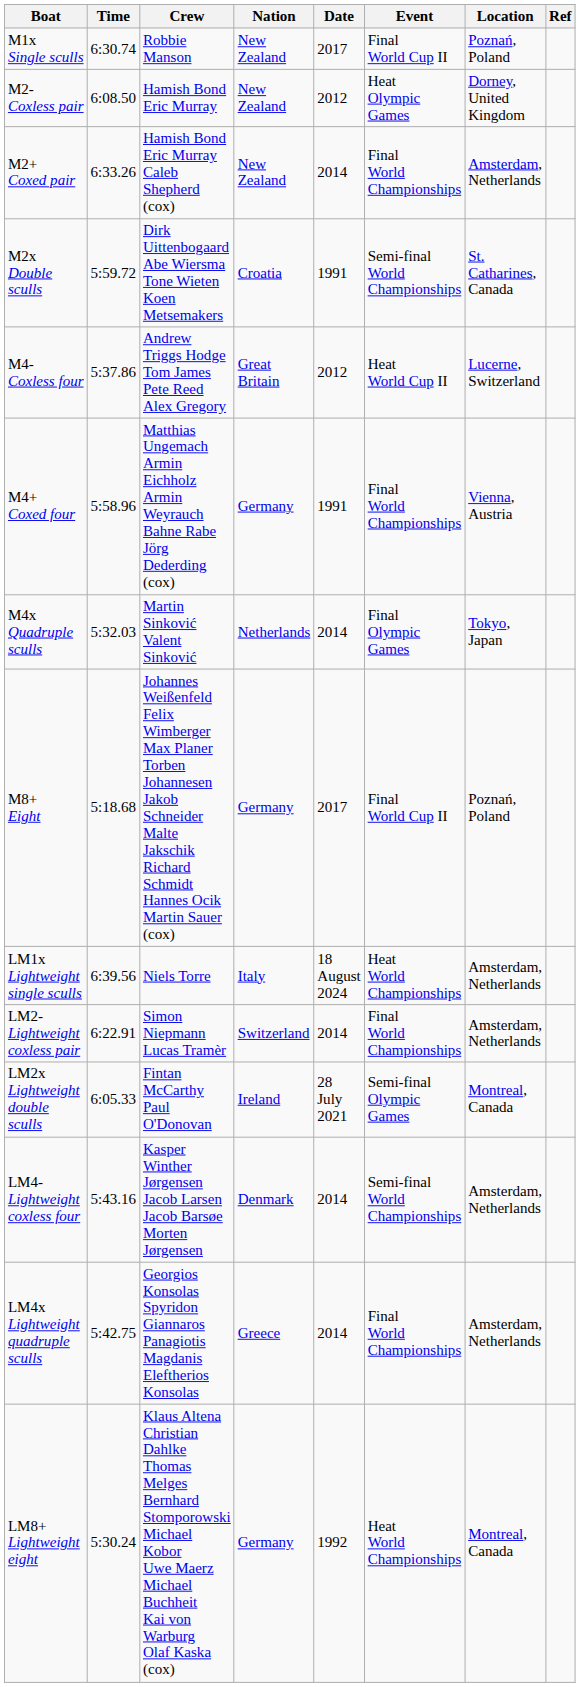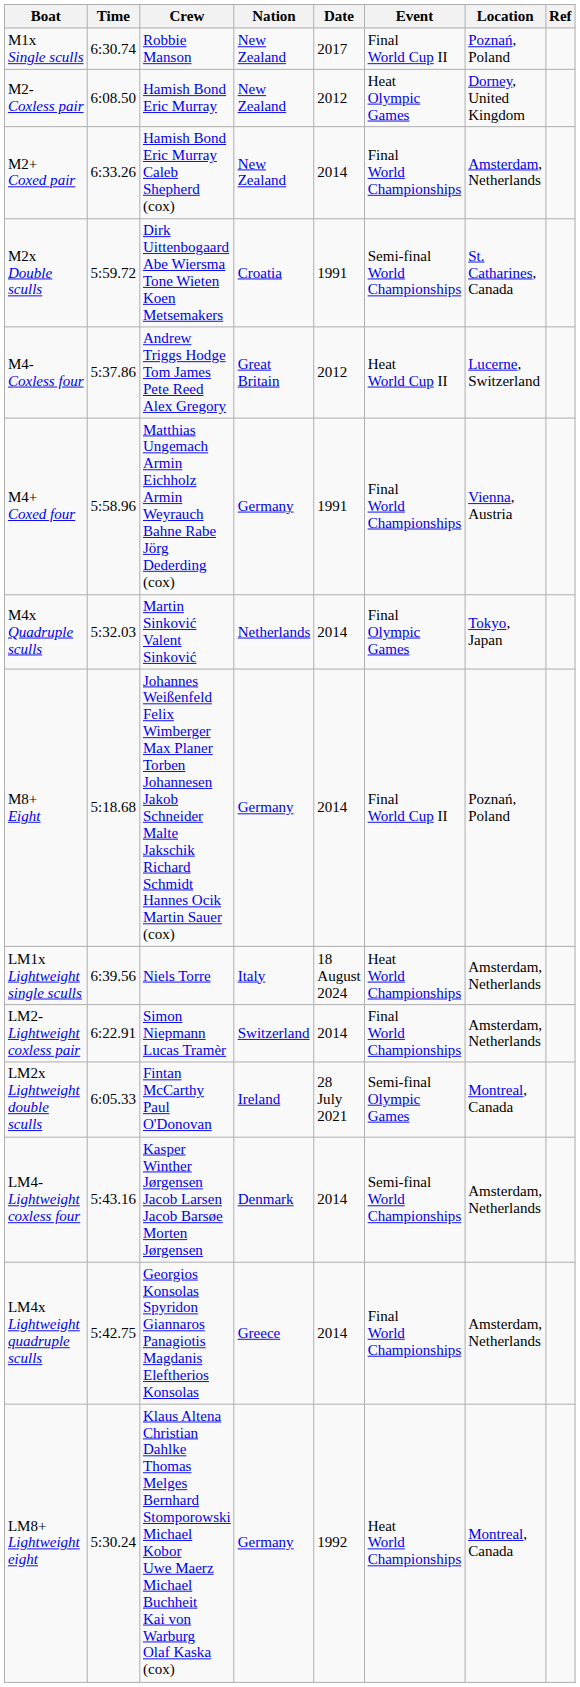(332, 807) 2017 -> (332, 807) 2014
